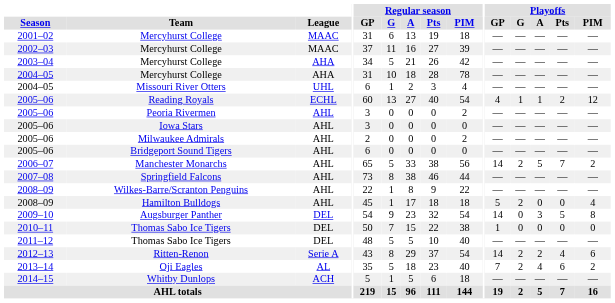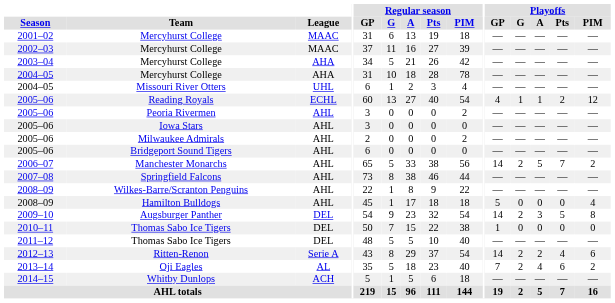(520, 202) 2 -> (520, 202) 0
(520, 215) 0 -> (520, 215) 2
